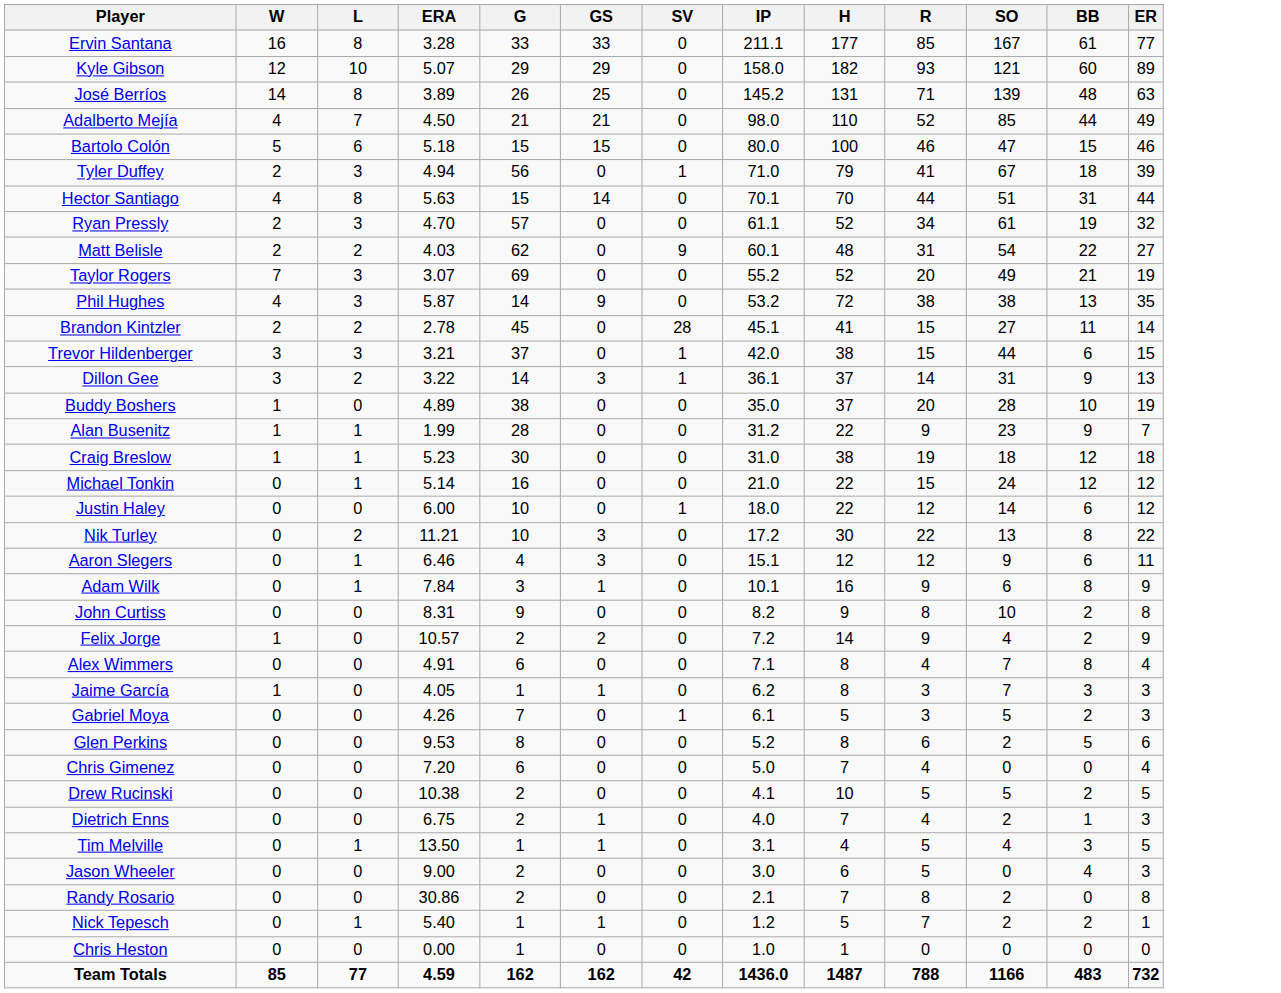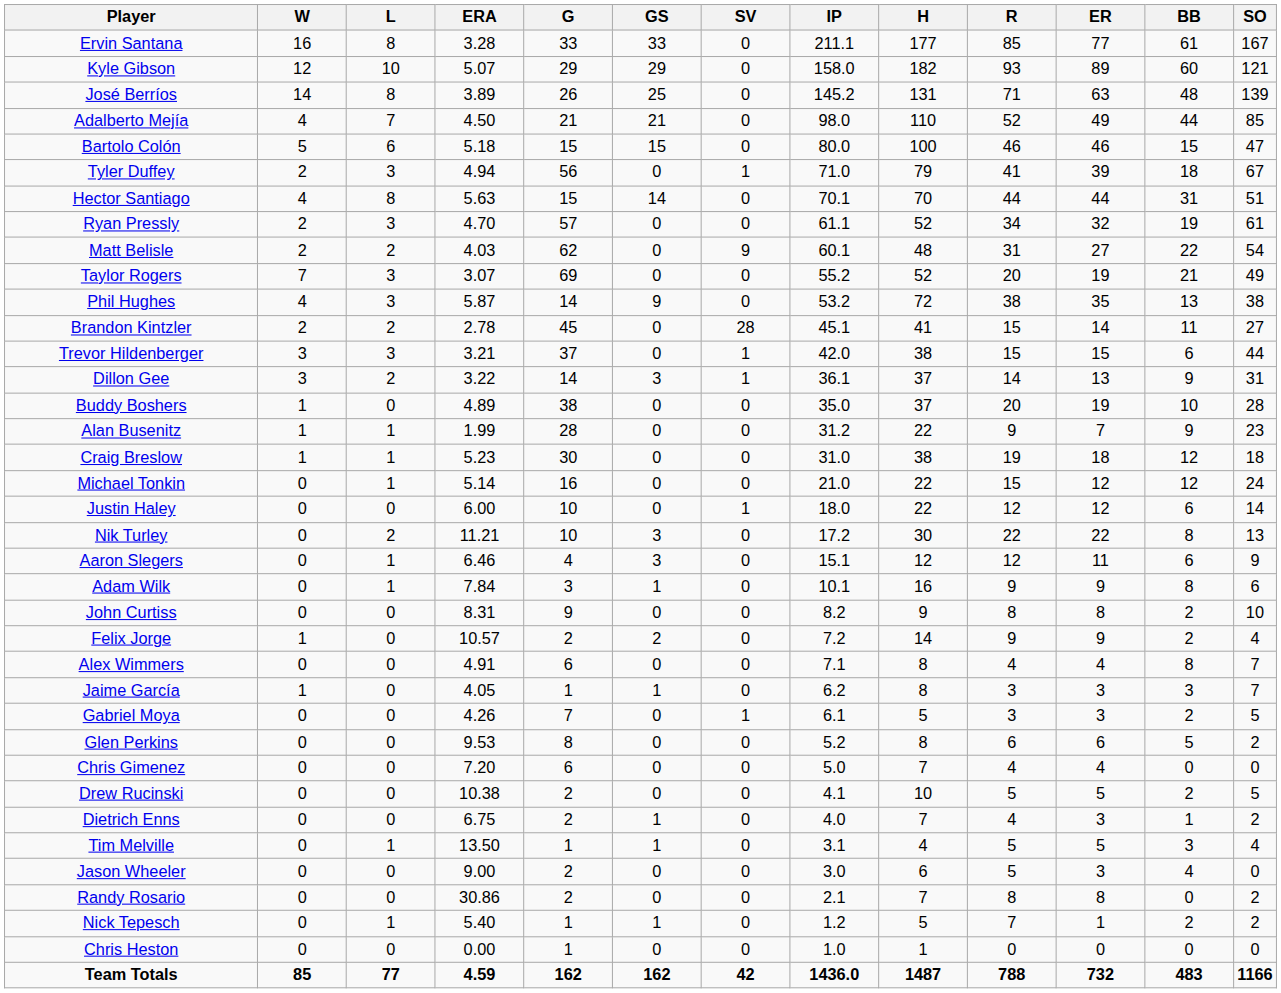columns swapped: (1146, 17) <-> (1007, 17)
